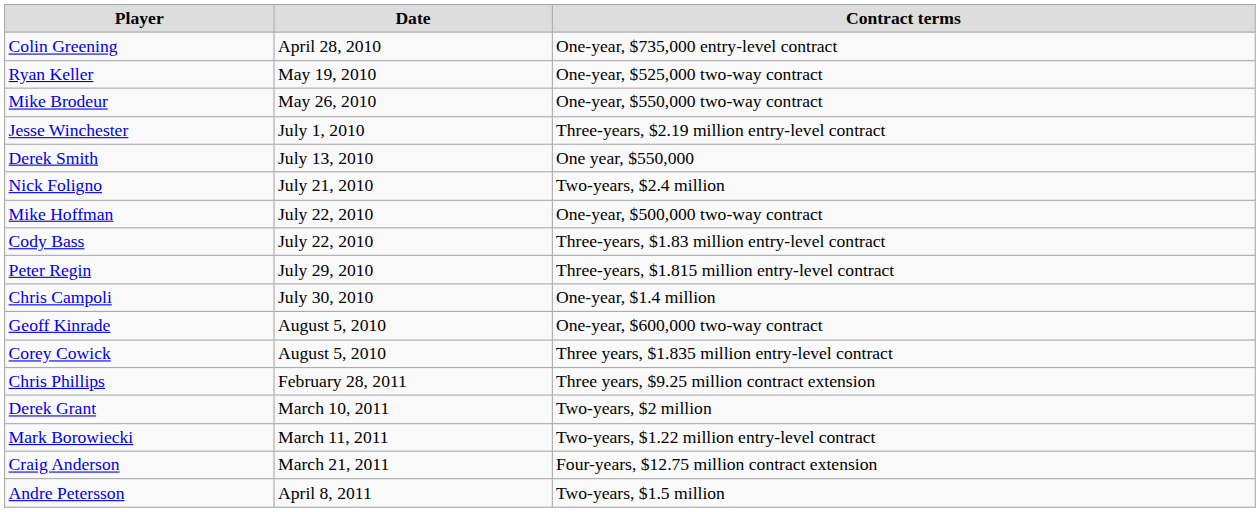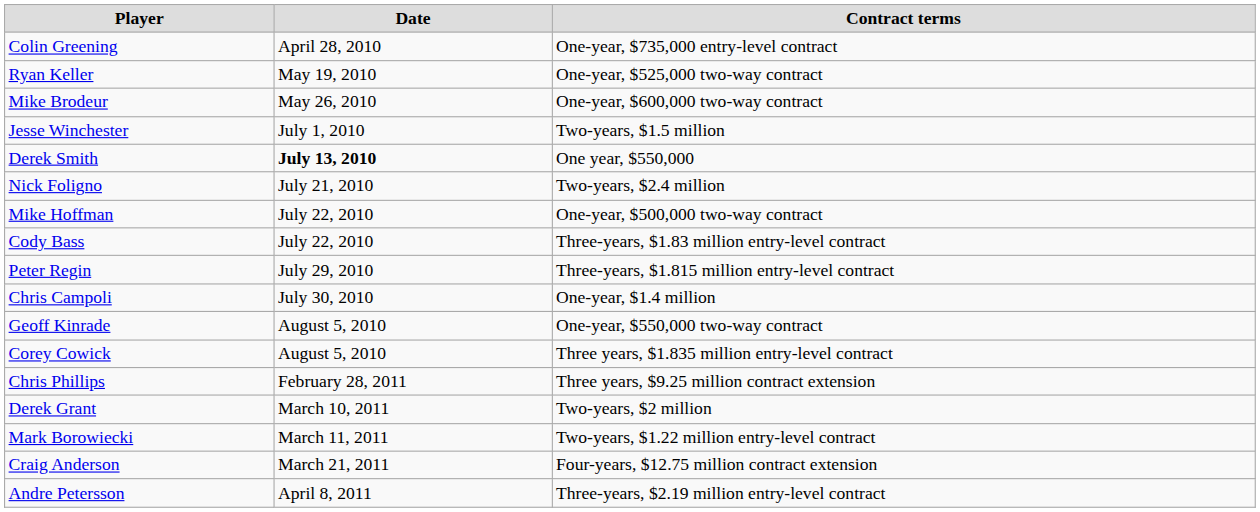(689, 102) One-year, $550,000 two-way contract -> (689, 102) One-year, $600,000 two-way contract
(721, 130) Three-years, $2.19 million entry-level contract -> (640, 130) Two-years, $1.5 million
(326, 158) normal -> (327, 158) bold
(689, 325) One-year, $600,000 two-way contract -> (689, 325) One-year, $550,000 two-way contract
(640, 492) Two-years, $1.5 million -> (721, 492) Three-years, $2.19 million entry-level contract
